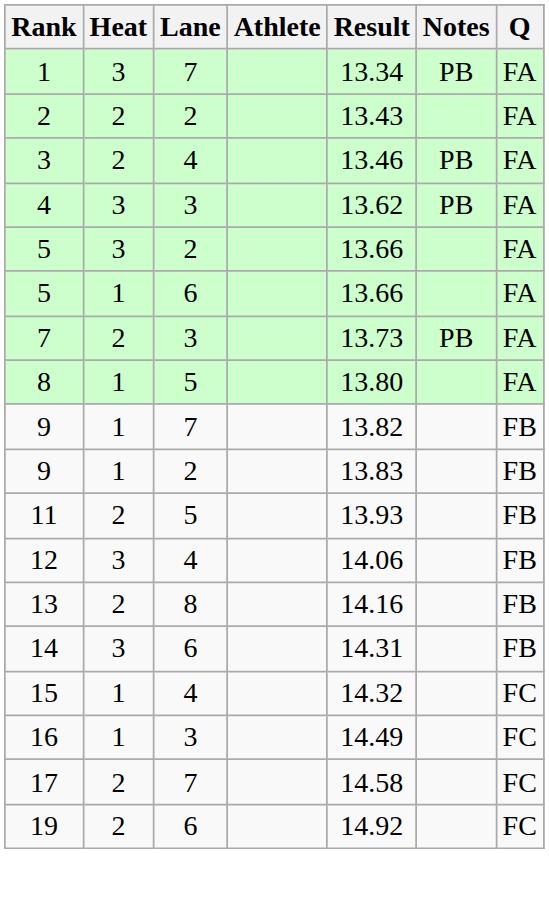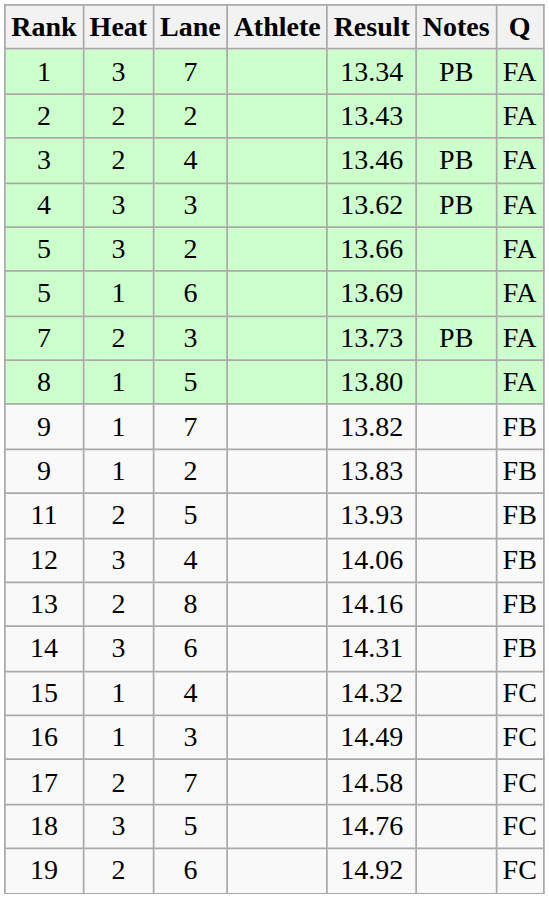(372, 293) 13.66 -> (372, 293) 13.69
+ row: (44, 826)
